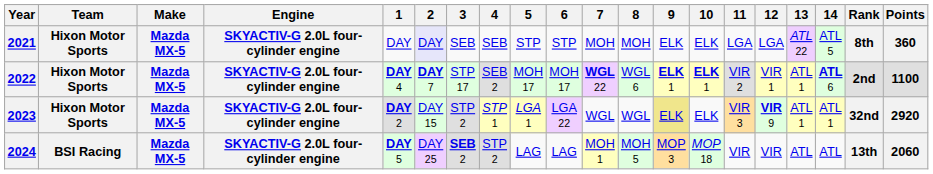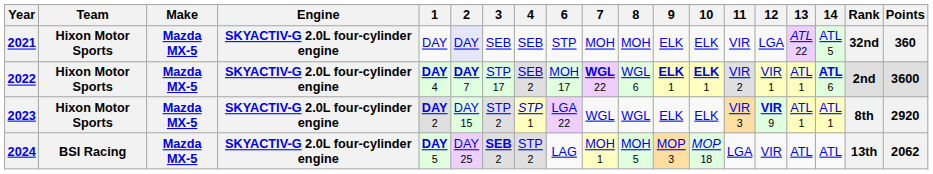- column: (528, 15)
(740, 43) LGA -> (740, 43) VIR
(864, 43) 8th -> (864, 43) 32nd
(905, 79) 1100 -> (905, 79) 3600
(671, 115) khaki background -> (671, 115) no background
(864, 115) 32nd -> (864, 115) 8th
(740, 151) VIR -> (740, 151) LGA
(905, 151) 2060 -> (905, 151) 2062
